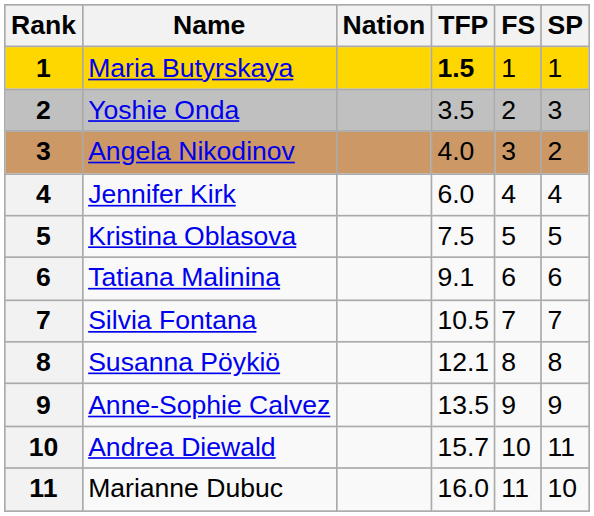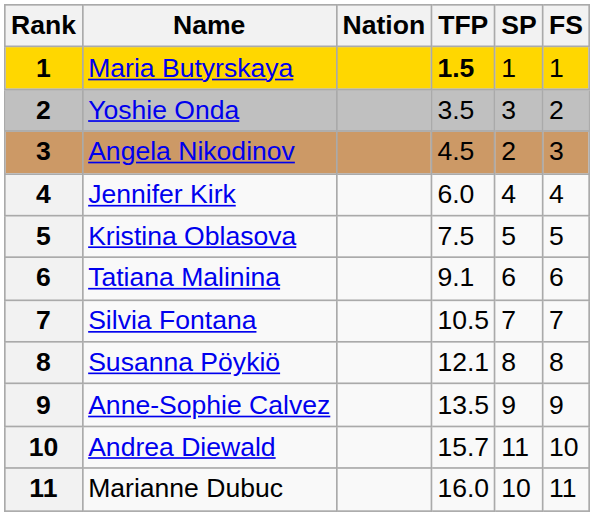columns swapped: (565, 25) <-> (518, 25)
(456, 151) 4.0 -> (456, 151) 4.5
